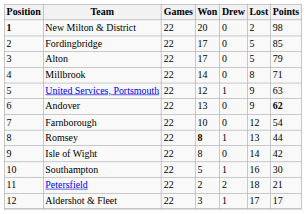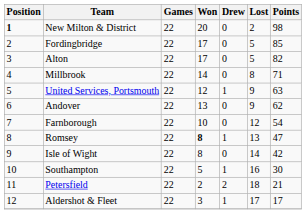(278, 59) 79 -> (278, 59) 82
(278, 106) bold -> (278, 106) normal
(278, 138) 44 -> (278, 138) 47
